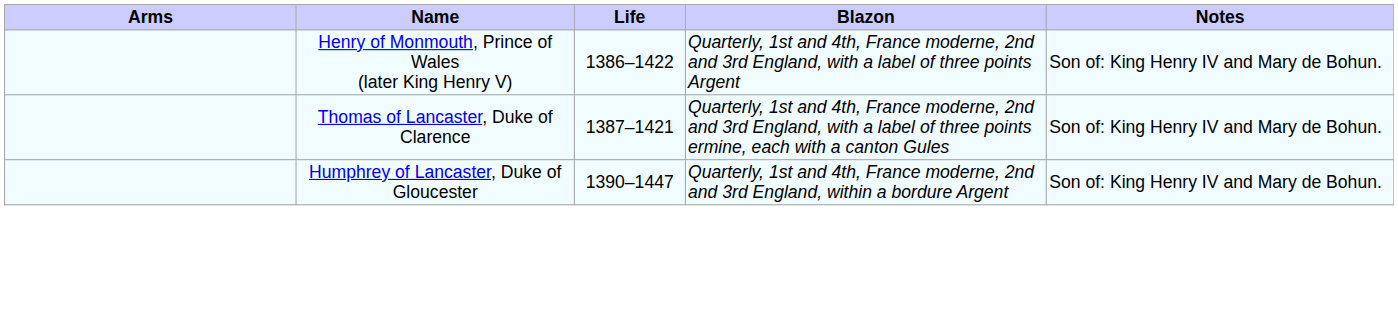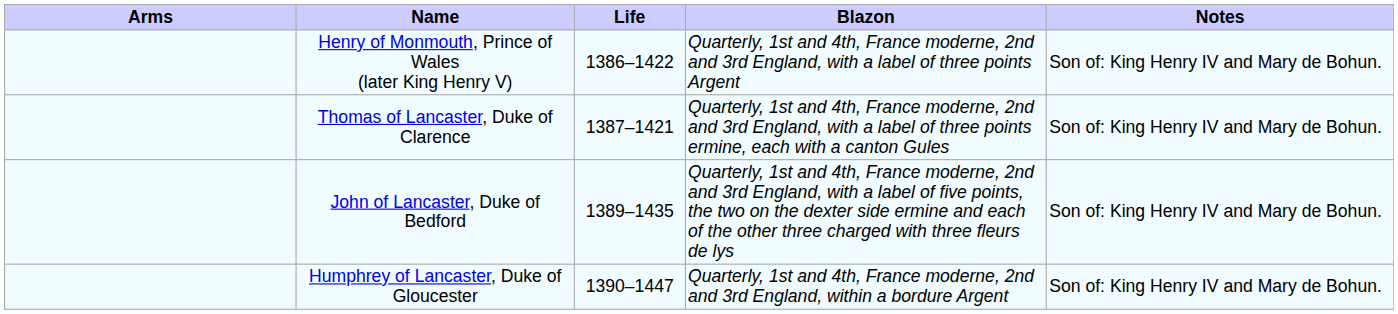+ row: (435, 211)
